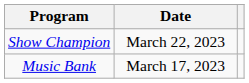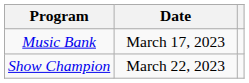rows swapped: (59, 66) <-> (59, 41)
